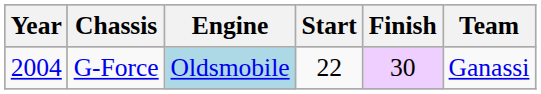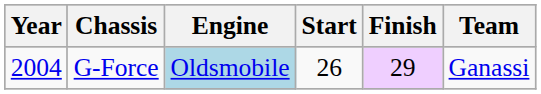(329, 67) 22 -> (329, 67) 26
(403, 67) 30 -> (403, 67) 29
